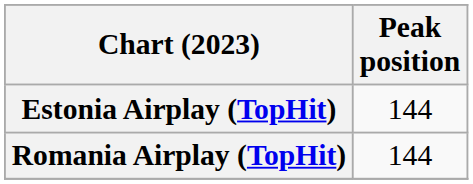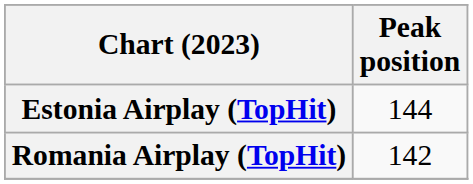(410, 155) 144 -> (410, 155) 142
